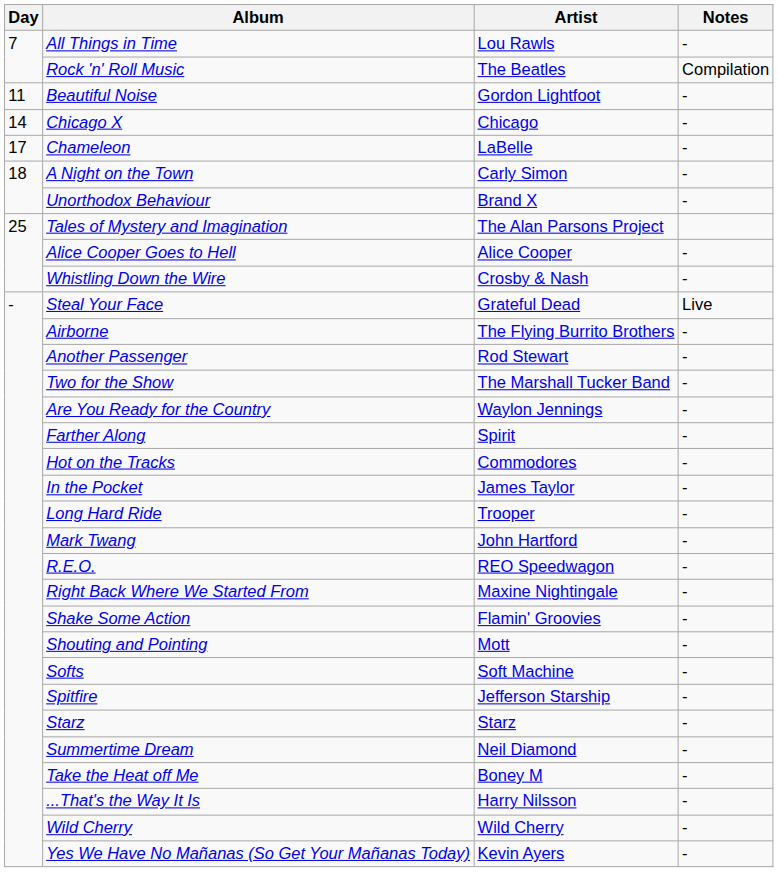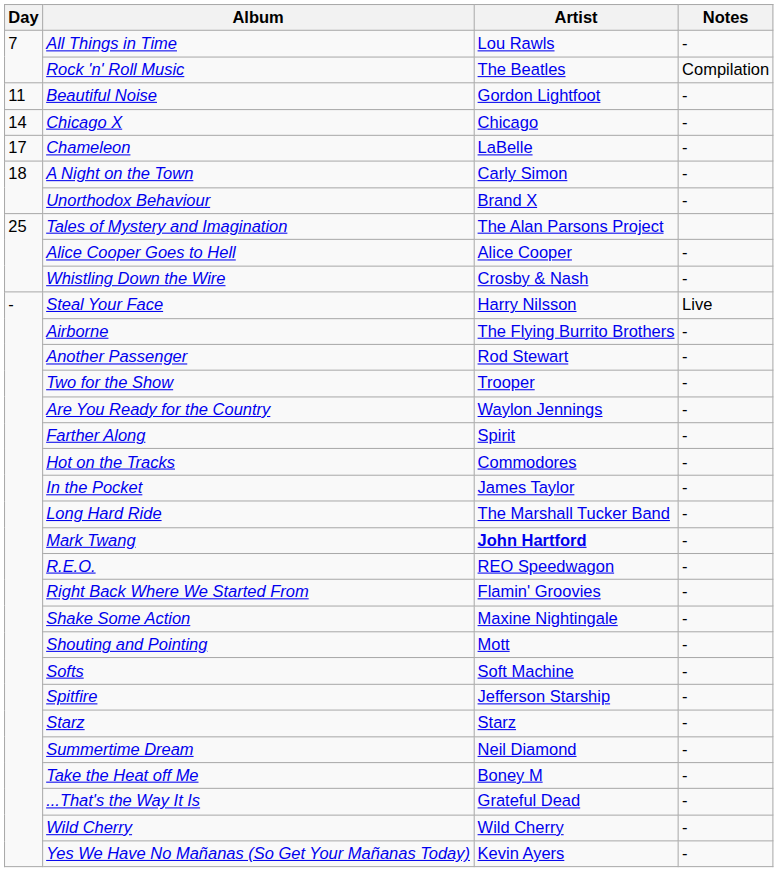(529, 305) Grateful Dead -> (527, 305) Harry Nilsson
(574, 383) The Marshall Tucker Band -> (506, 383) Trooper
(506, 514) Trooper -> (574, 514) The Marshall Tucker Band
(528, 540) normal -> (532, 540) bold
(548, 592) Maxine Nightingale -> (539, 592) Flamin' Groovies
(539, 618) Flamin' Groovies -> (548, 618) Maxine Nightingale
(527, 801) Harry Nilsson -> (529, 801) Grateful Dead
